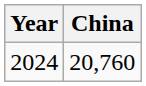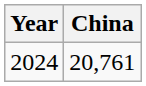(102, 61) 20,760 -> (102, 61) 20,761
